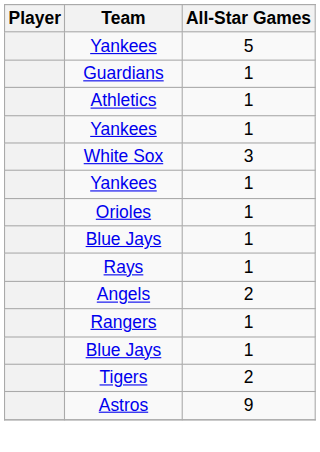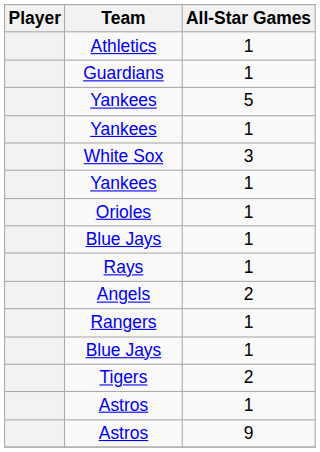rows swapped: (123, 101) <-> (123, 45)
+ row: (123, 405)
